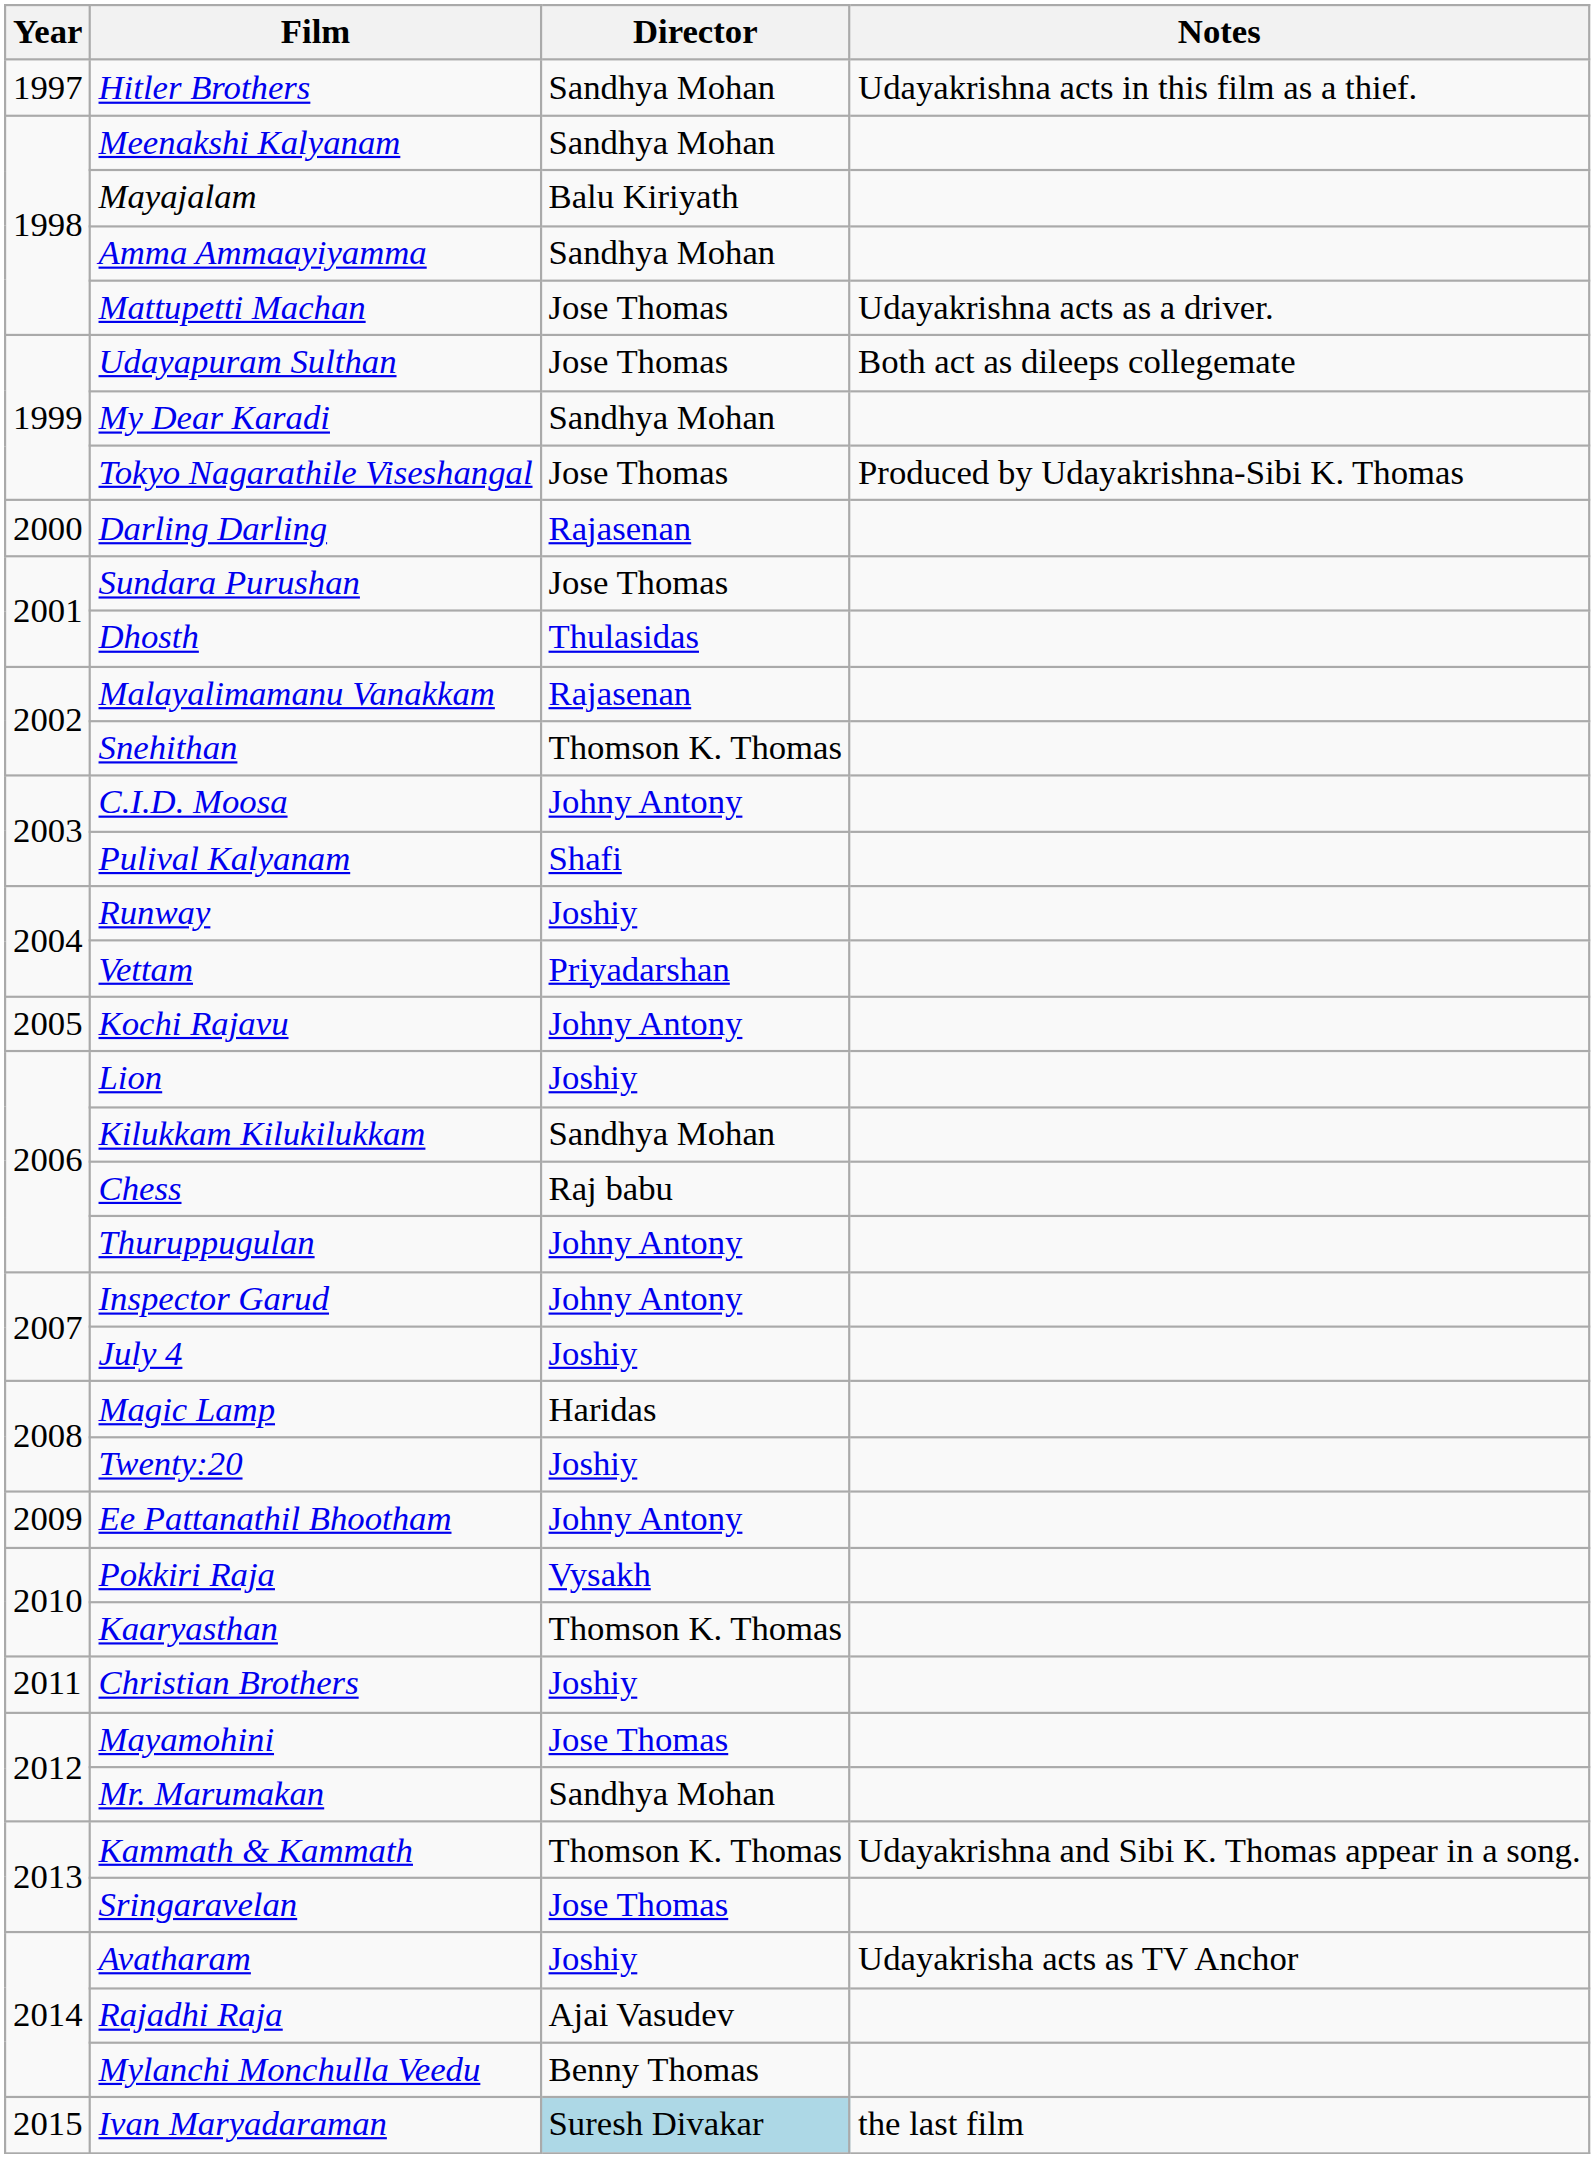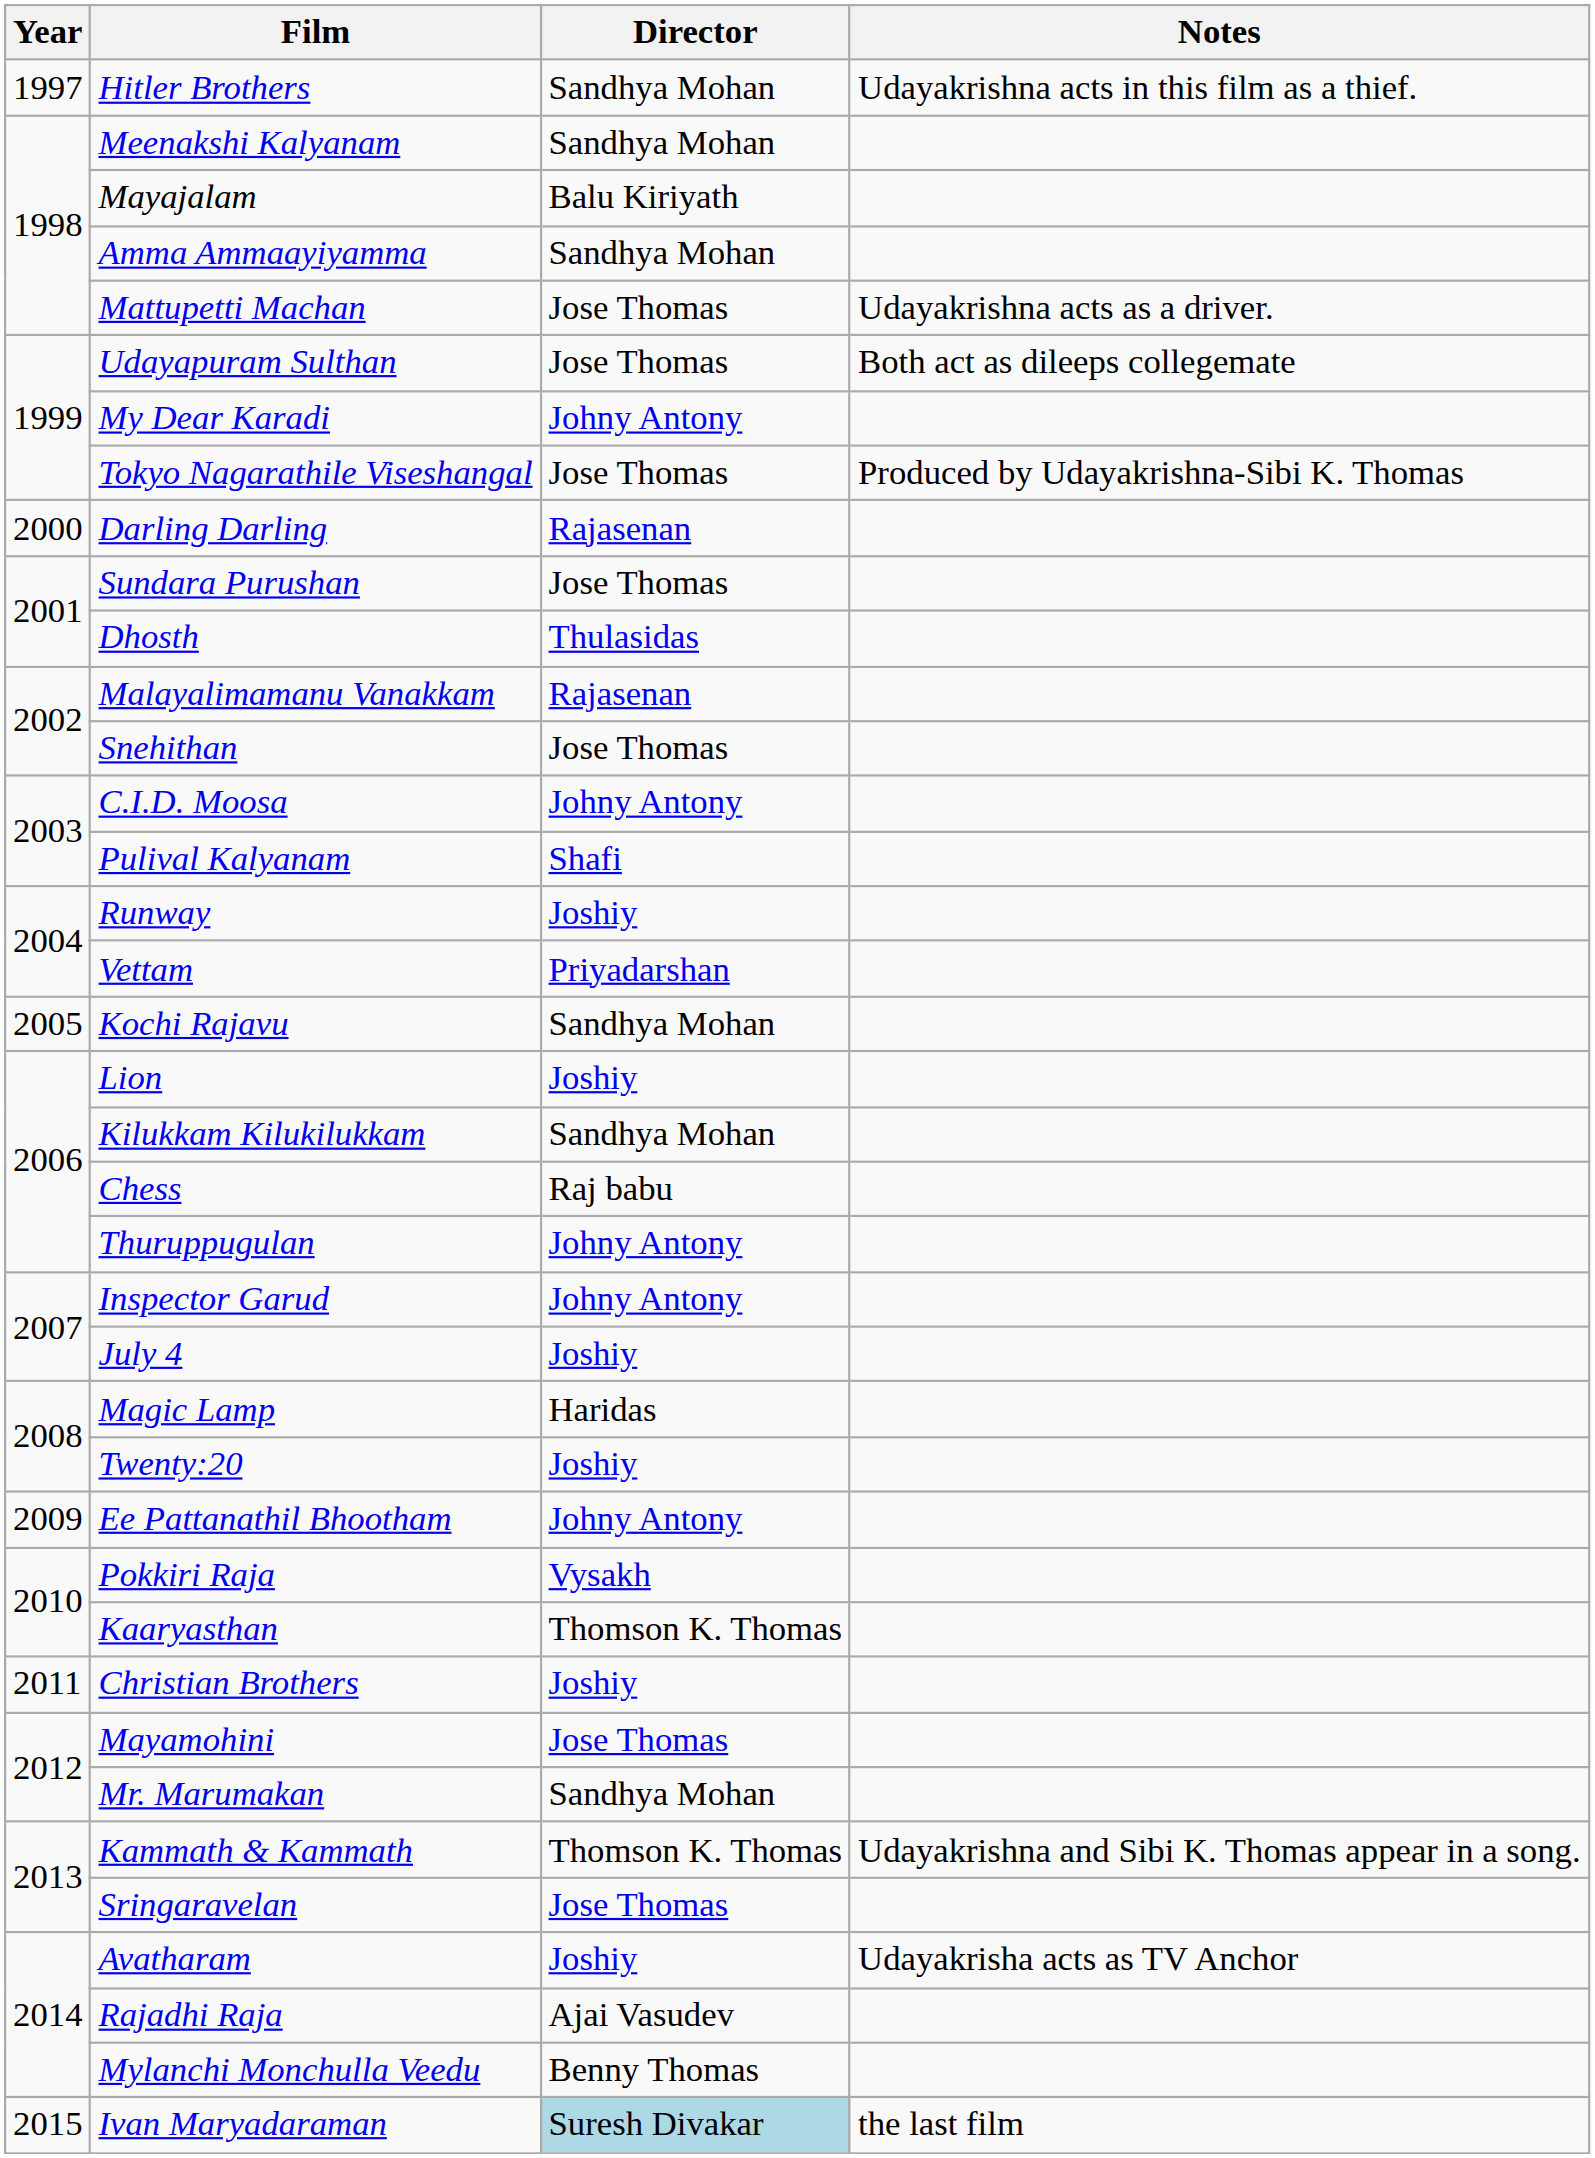(662, 417) Sandhya Mohan -> (645, 417) Johny Antony
(695, 747) Thomson K. Thomas -> (638, 747) Jose Thomas
(645, 1023) Johny Antony -> (662, 1023) Sandhya Mohan
